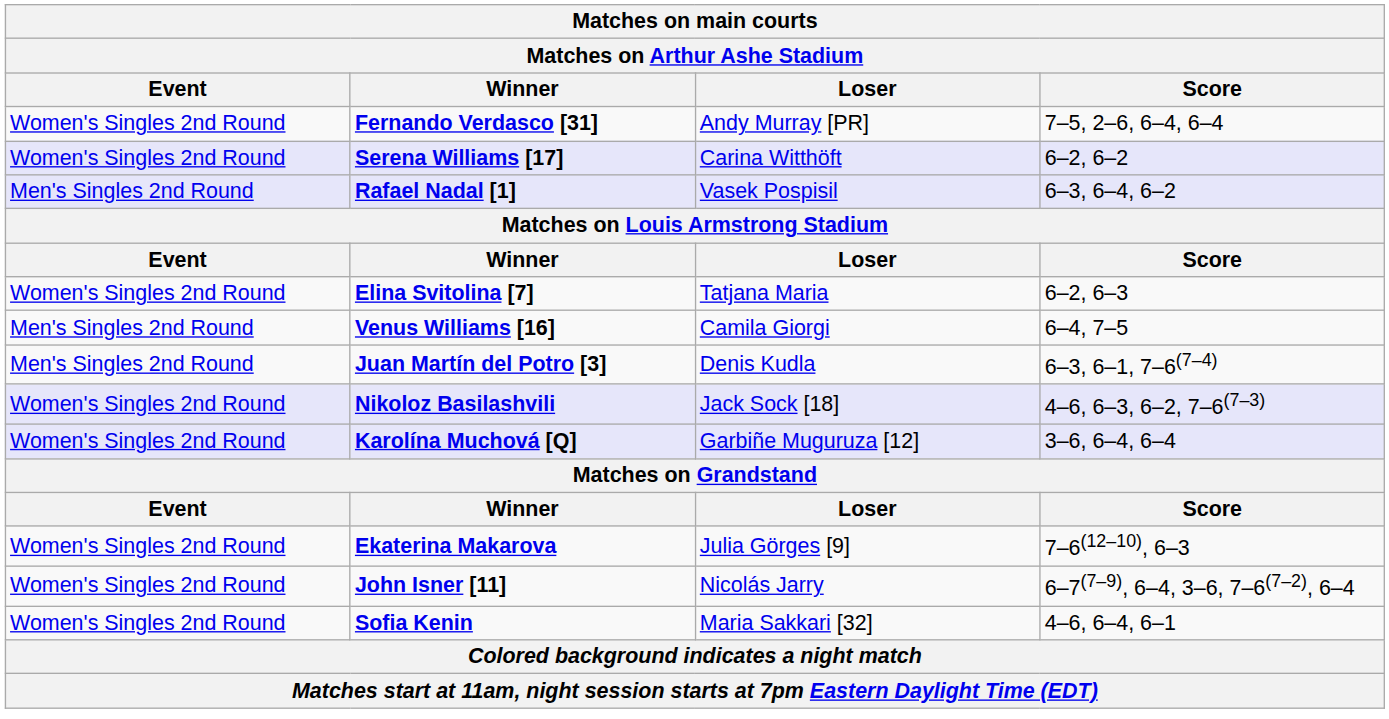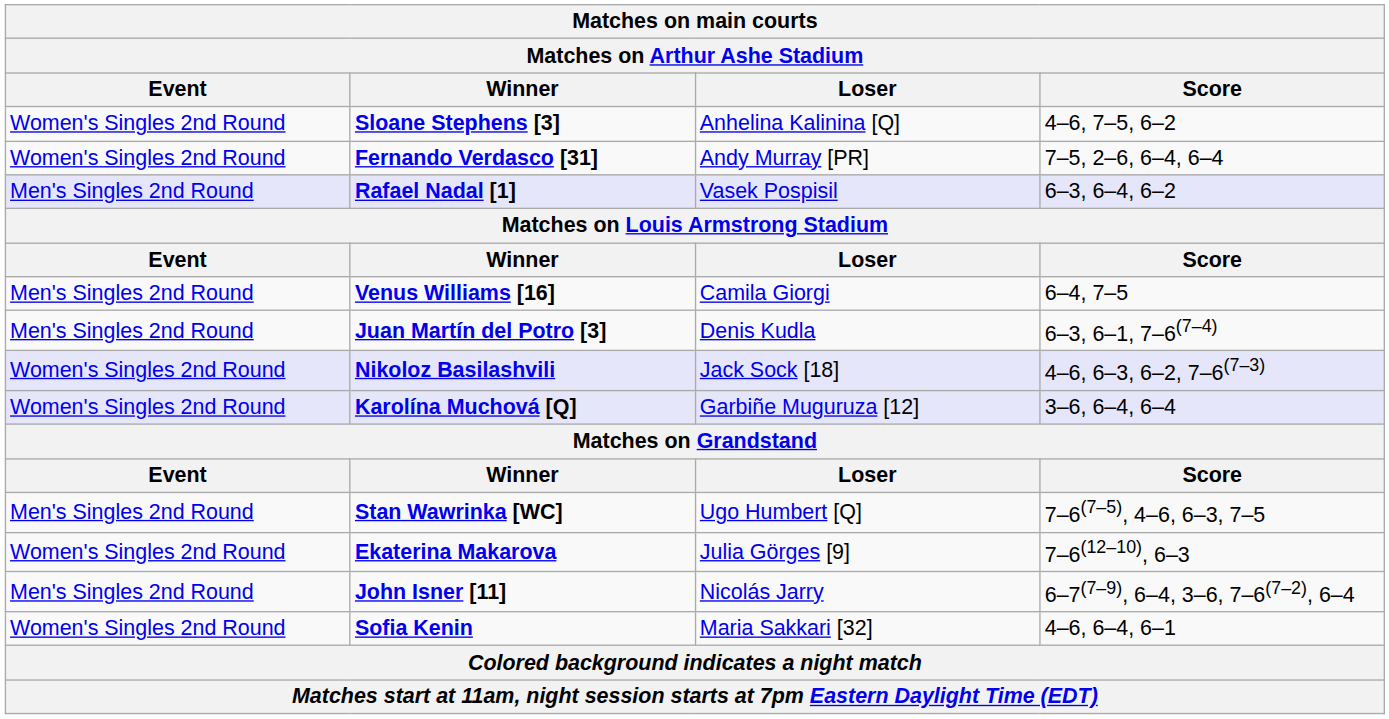+ row: (457, 123)
- row: (459, 157)
- row: (444, 293)
+ row: (459, 512)
(148, 585) Women's Singles 2nd Round -> (132, 591) Men's Singles 2nd Round
